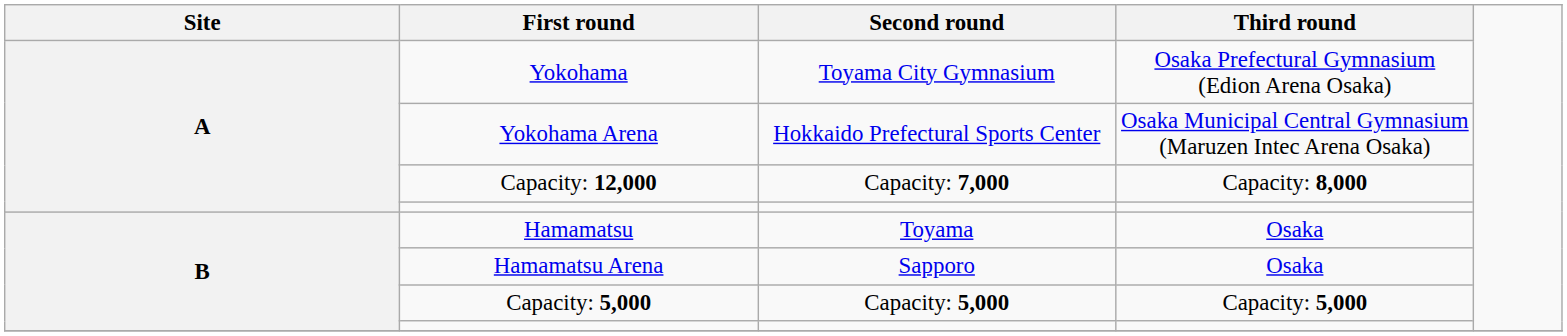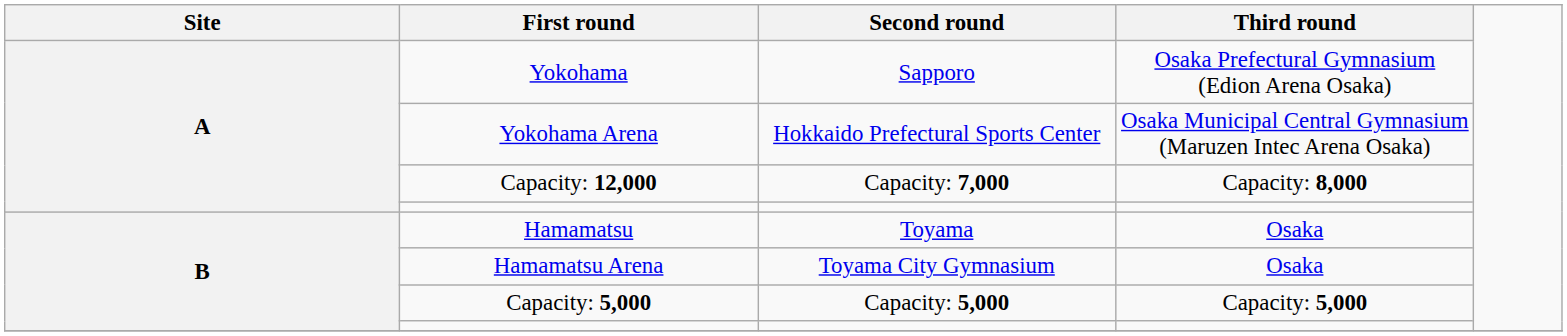(937, 71) Toyama City Gymnasium -> (937, 71) Sapporo
(937, 266) Sapporo -> (937, 266) Toyama City Gymnasium
